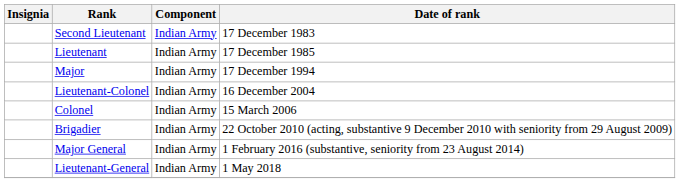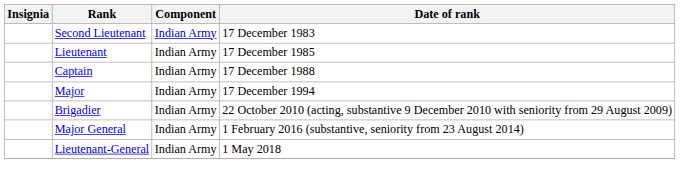+ row: (74, 71)
- row: (102, 91)
- row: (74, 110)
